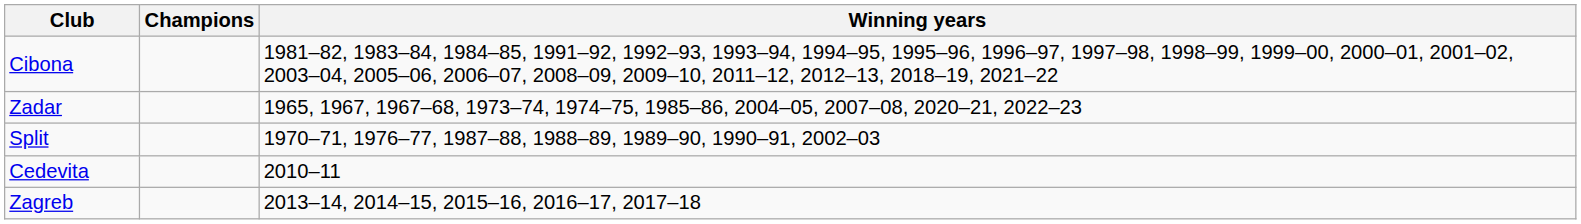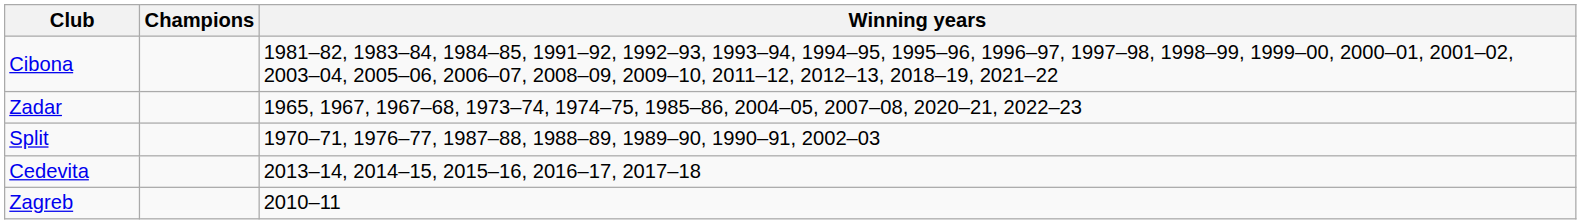(302, 171) 2010–11 -> (482, 171) 2013–14, 2014–15, 2015–16, 2016–17, 2017–18
(482, 203) 2013–14, 2014–15, 2015–16, 2016–17, 2017–18 -> (302, 203) 2010–11
